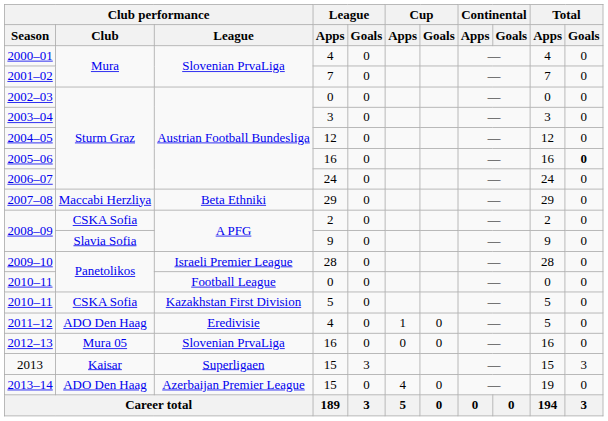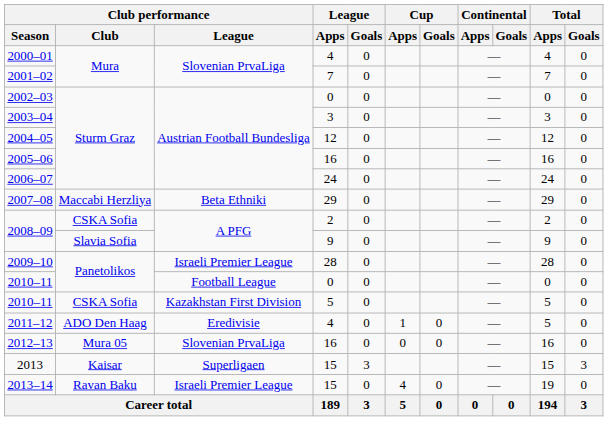(584, 158) bold -> (584, 158) normal
(105, 384) ADO Den Haag -> (105, 384) Ravan Baku
(233, 384) Azerbaijan Premier League -> (233, 384) Israeli Premier League
